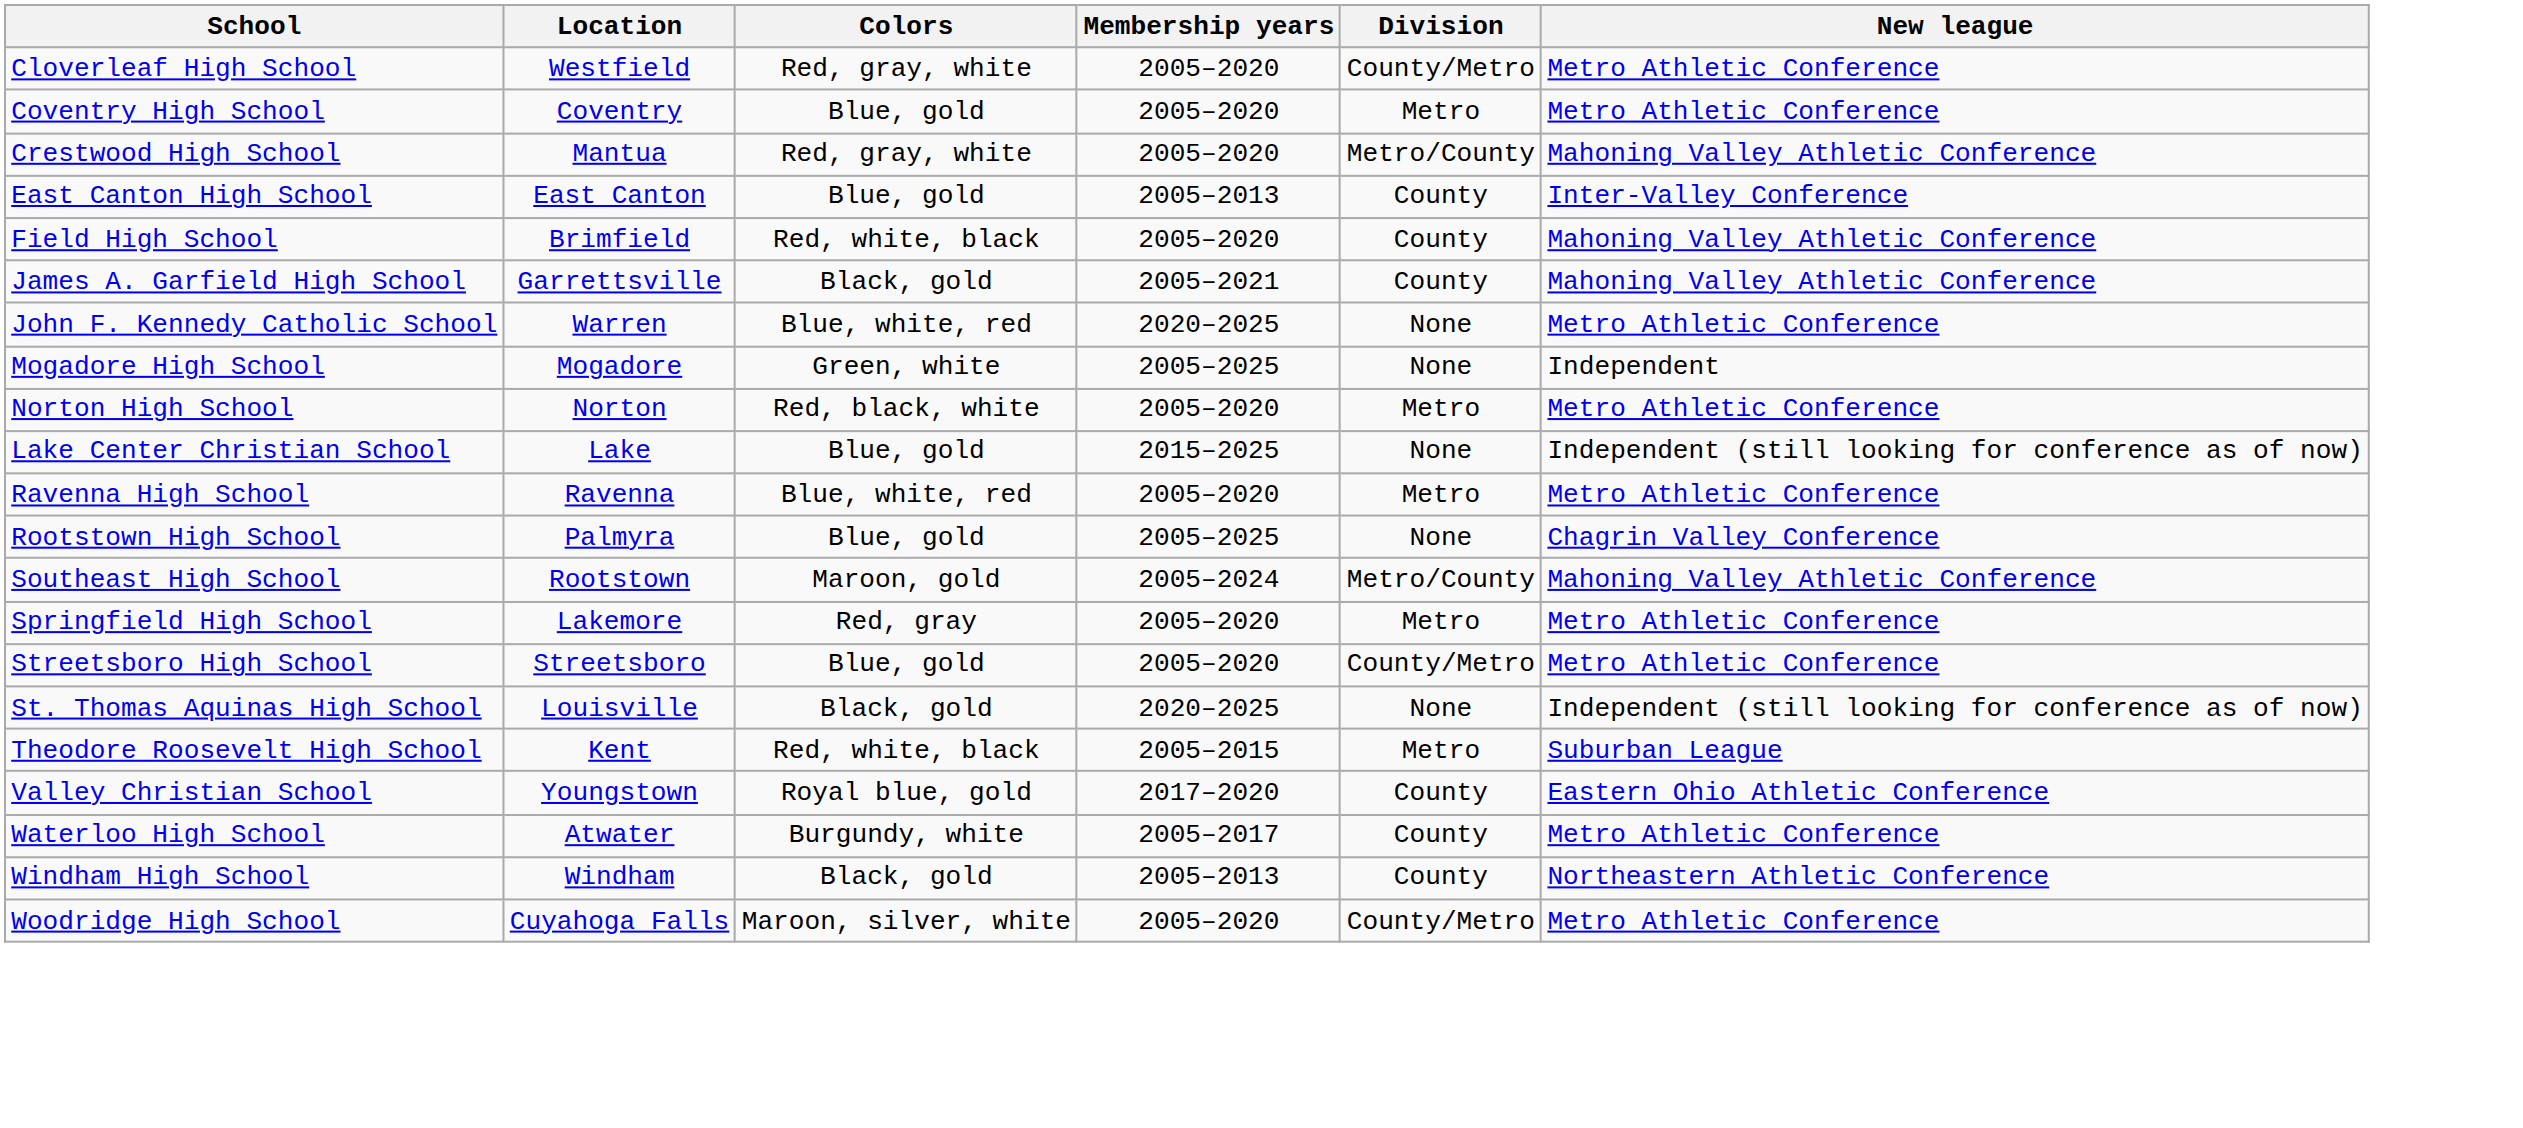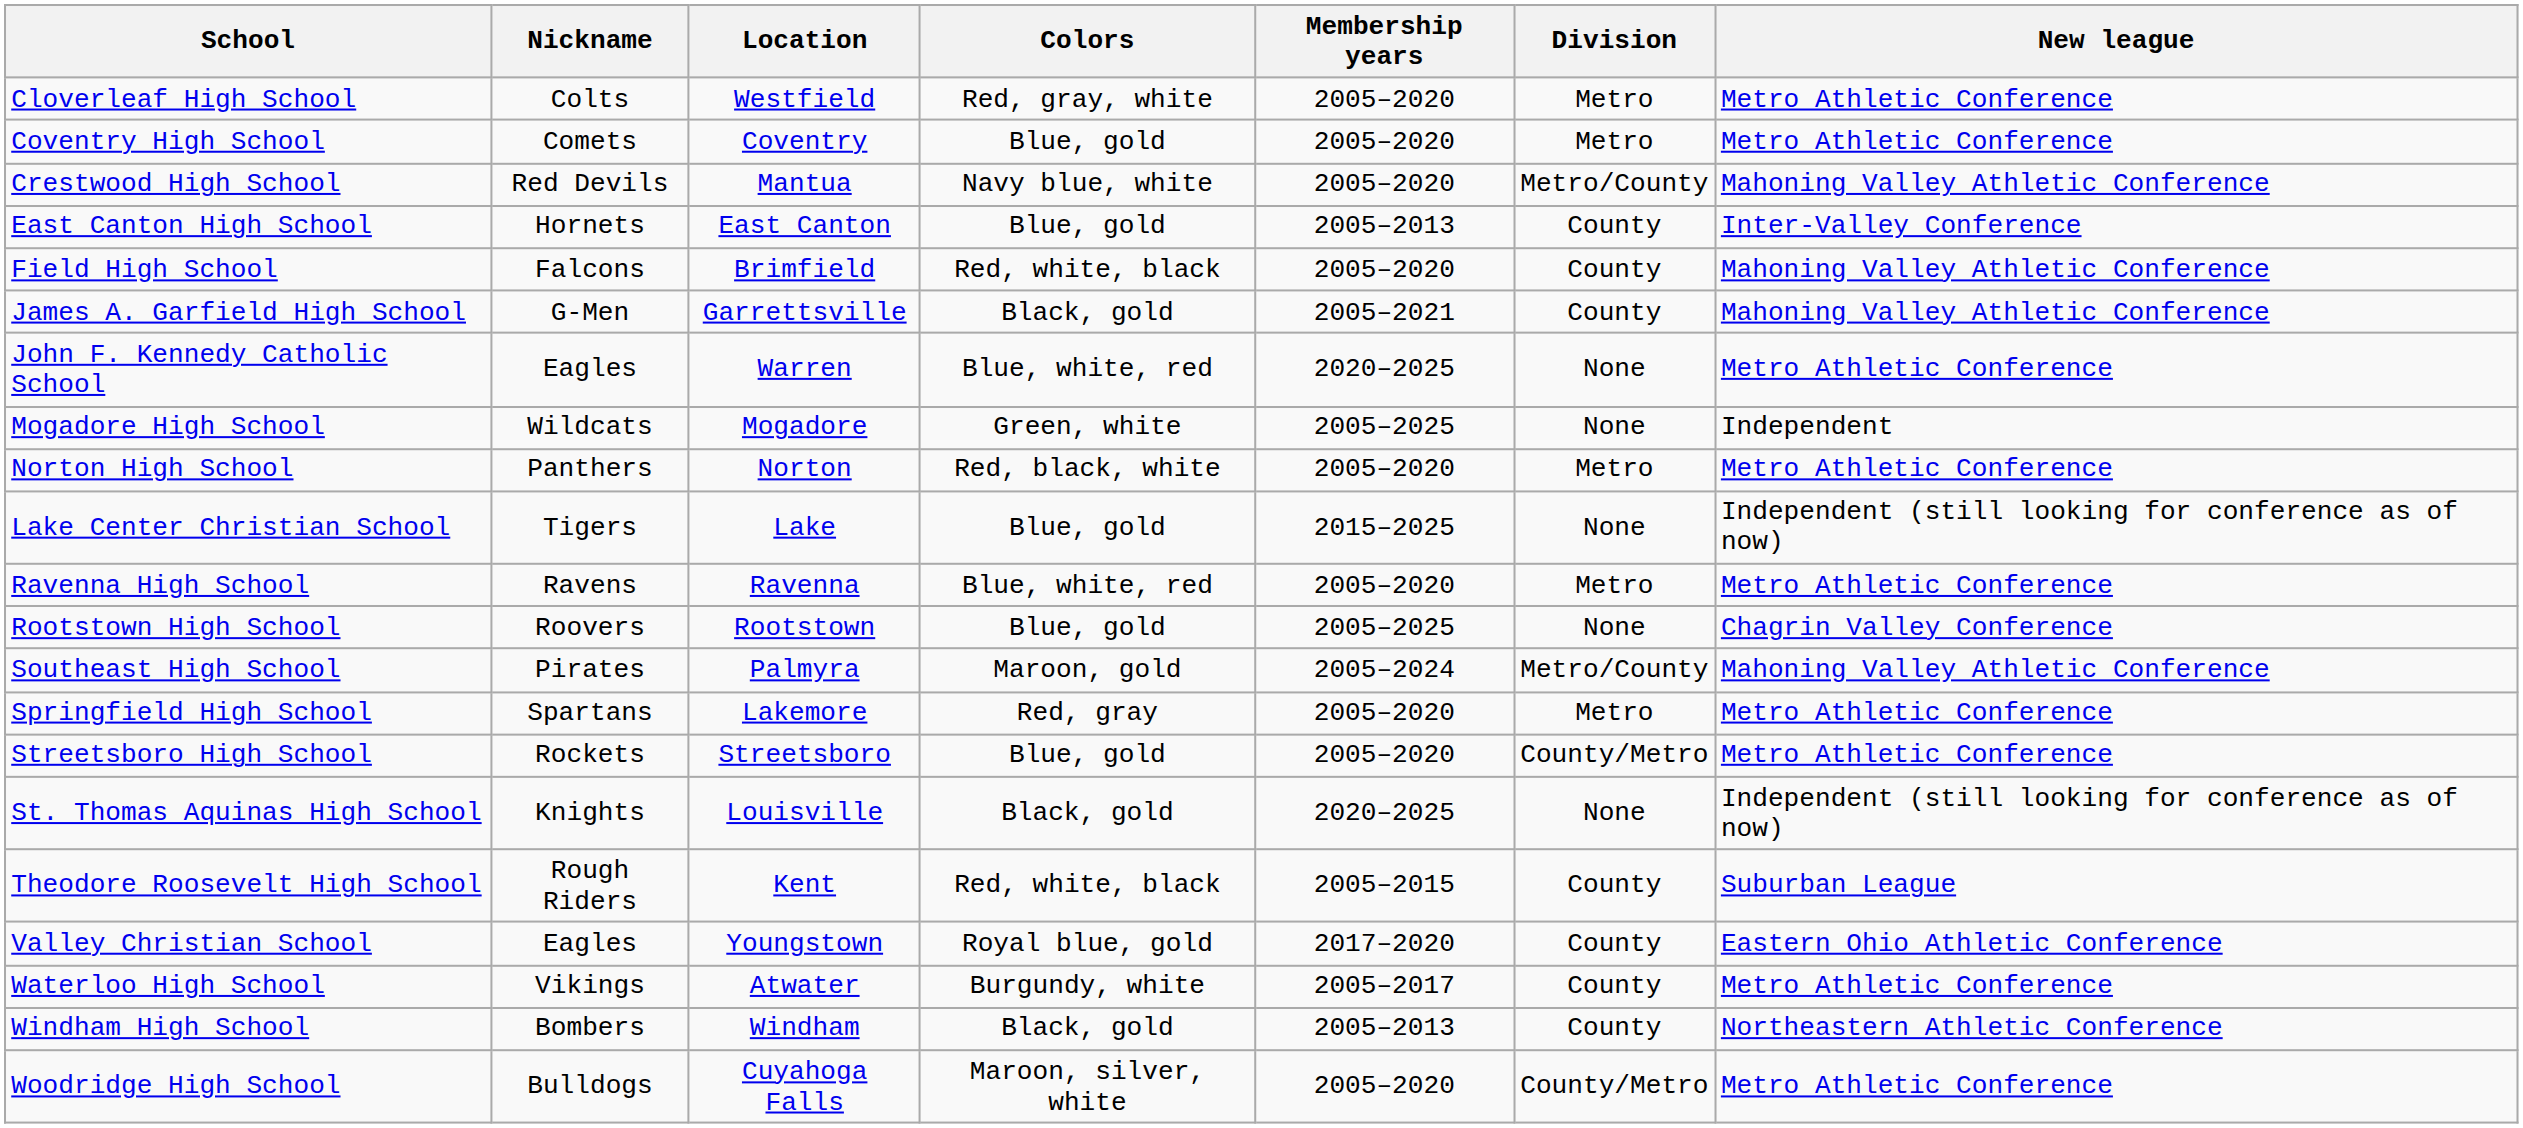+ column: (590, 41)
(1441, 69) County/Metro -> (1614, 99) Metro
(906, 154) Red, gray, white -> (1087, 184) Navy blue, white
(620, 537) Palmyra -> (805, 628) Rootstown
(620, 580) Rootstown -> (805, 670) Palmyra
(1441, 750) Metro -> (1614, 886) County
